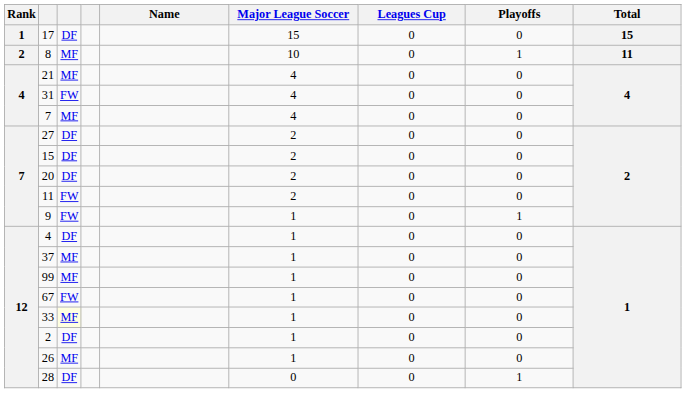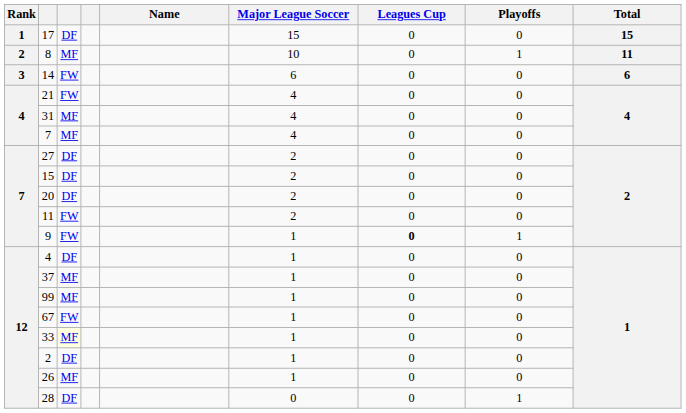+ row: (48, 75)
(69, 75) MF -> (69, 95) FW
(69, 95) FW -> (69, 115) MF
(412, 216) normal -> (412, 237) bold
